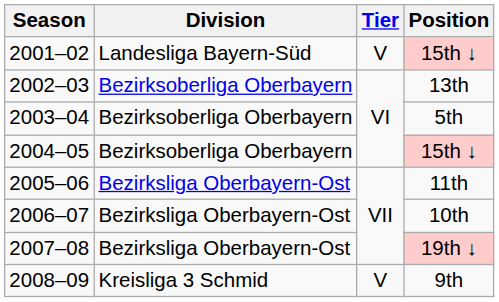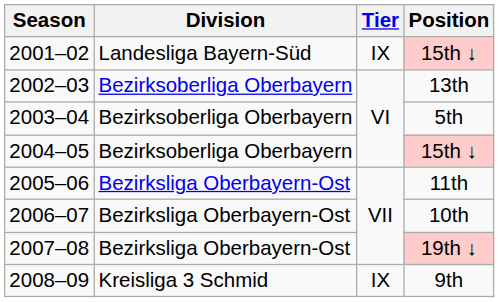(380, 53) V -> (380, 53) IX
(380, 280) V -> (380, 280) IX
